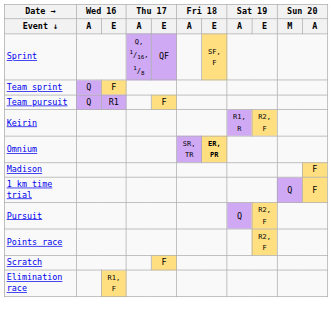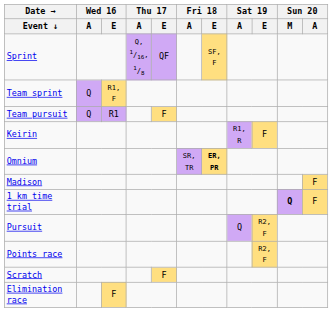(114, 87) F -> (114, 93) R1, F
(265, 123) R2, F -> (265, 135) F
(290, 190) normal -> (290, 202) bold
(114, 283) R1, F -> (114, 294) F
